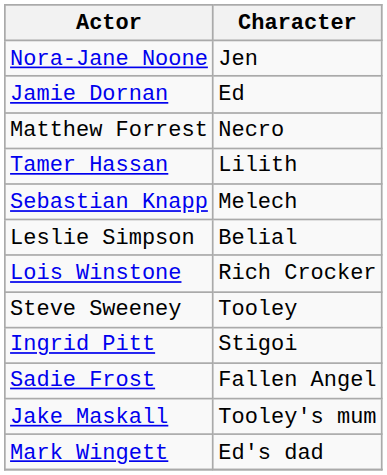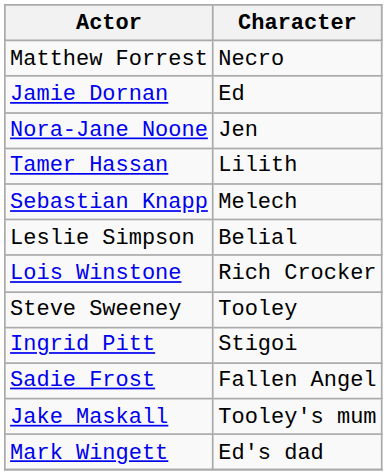rows swapped: (109, 59) <-> (109, 130)
